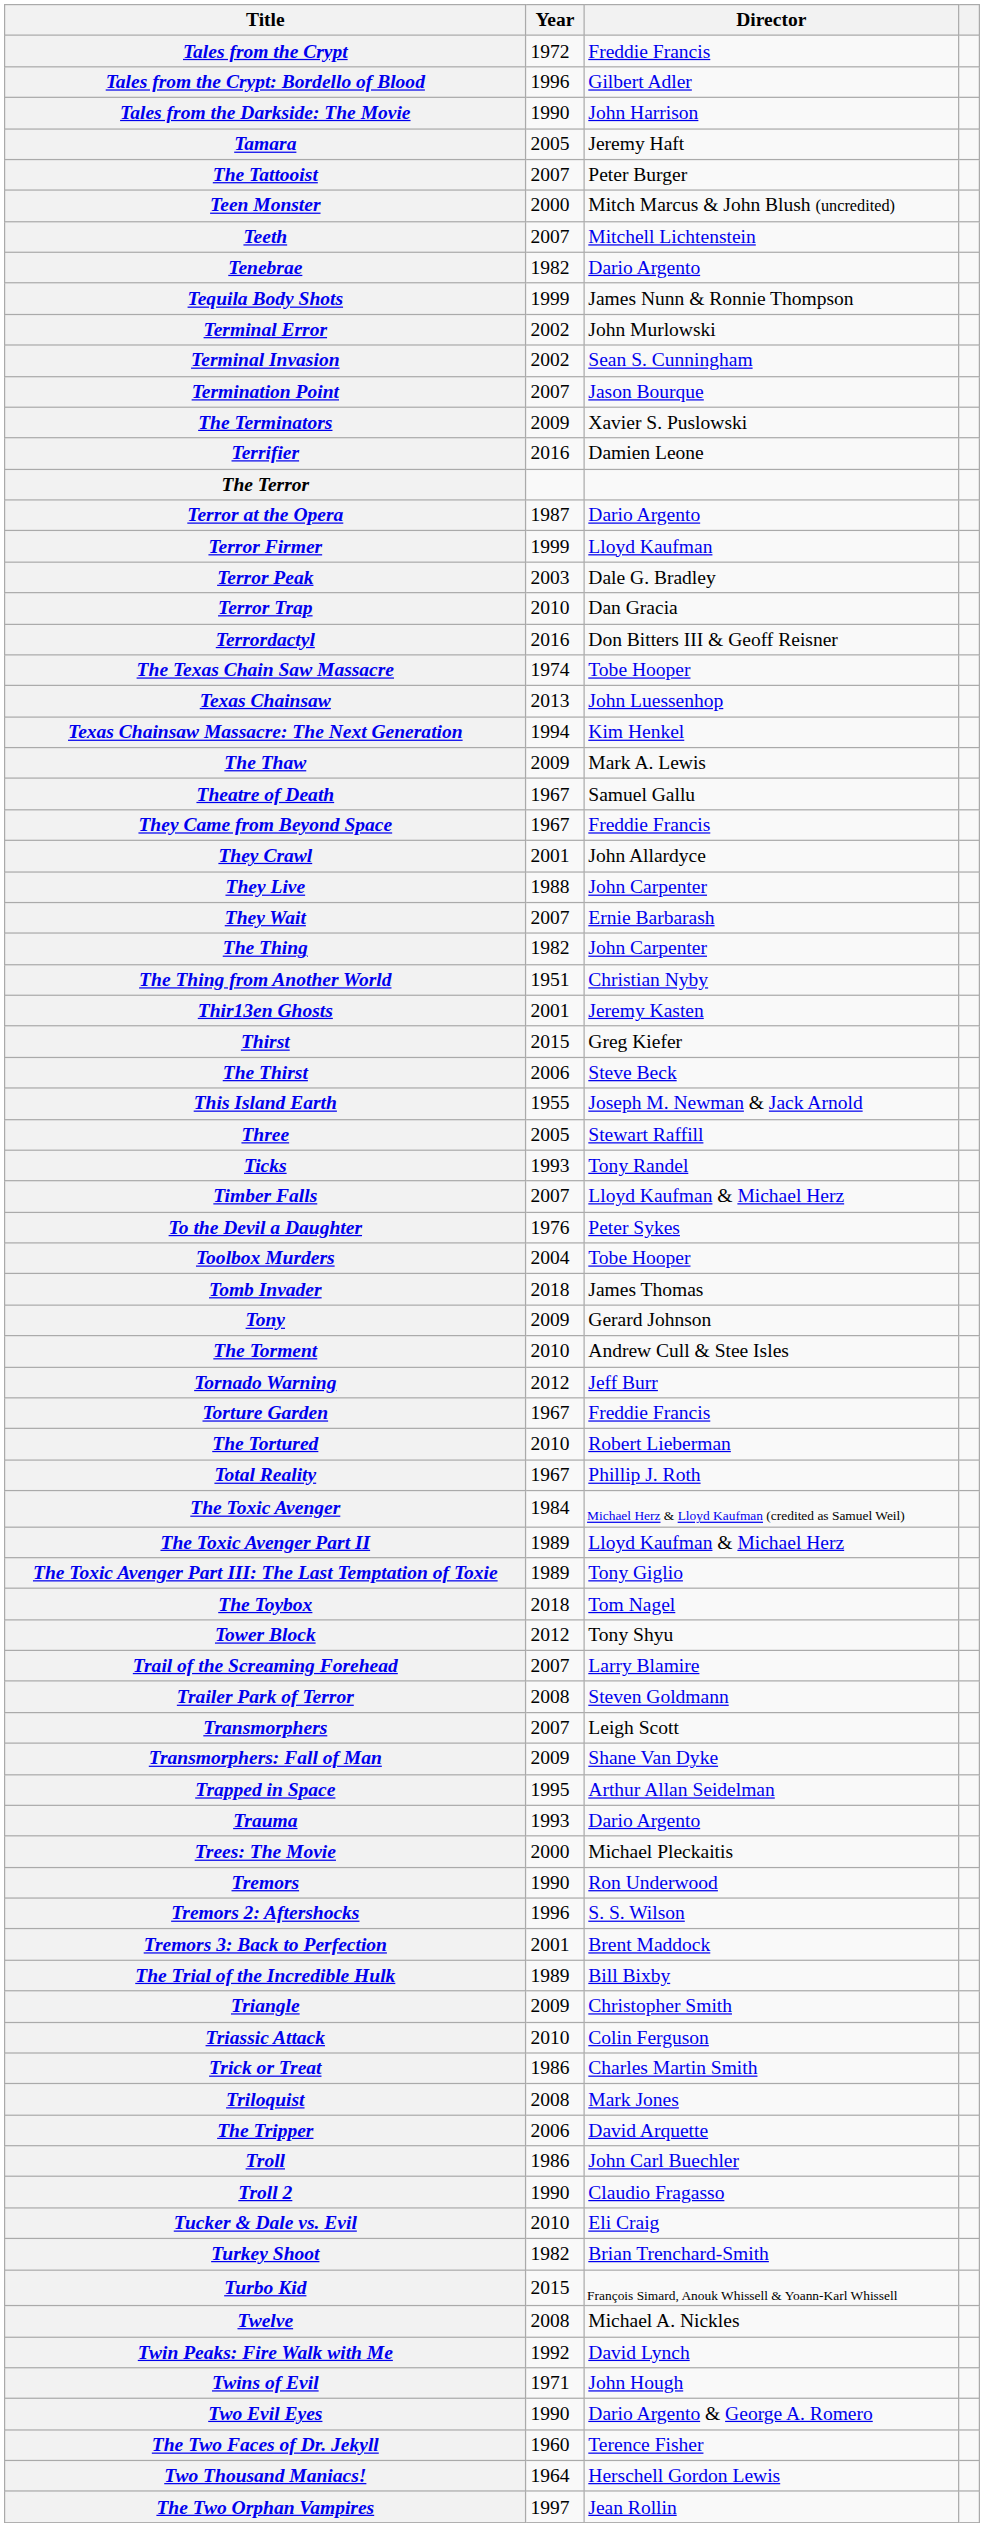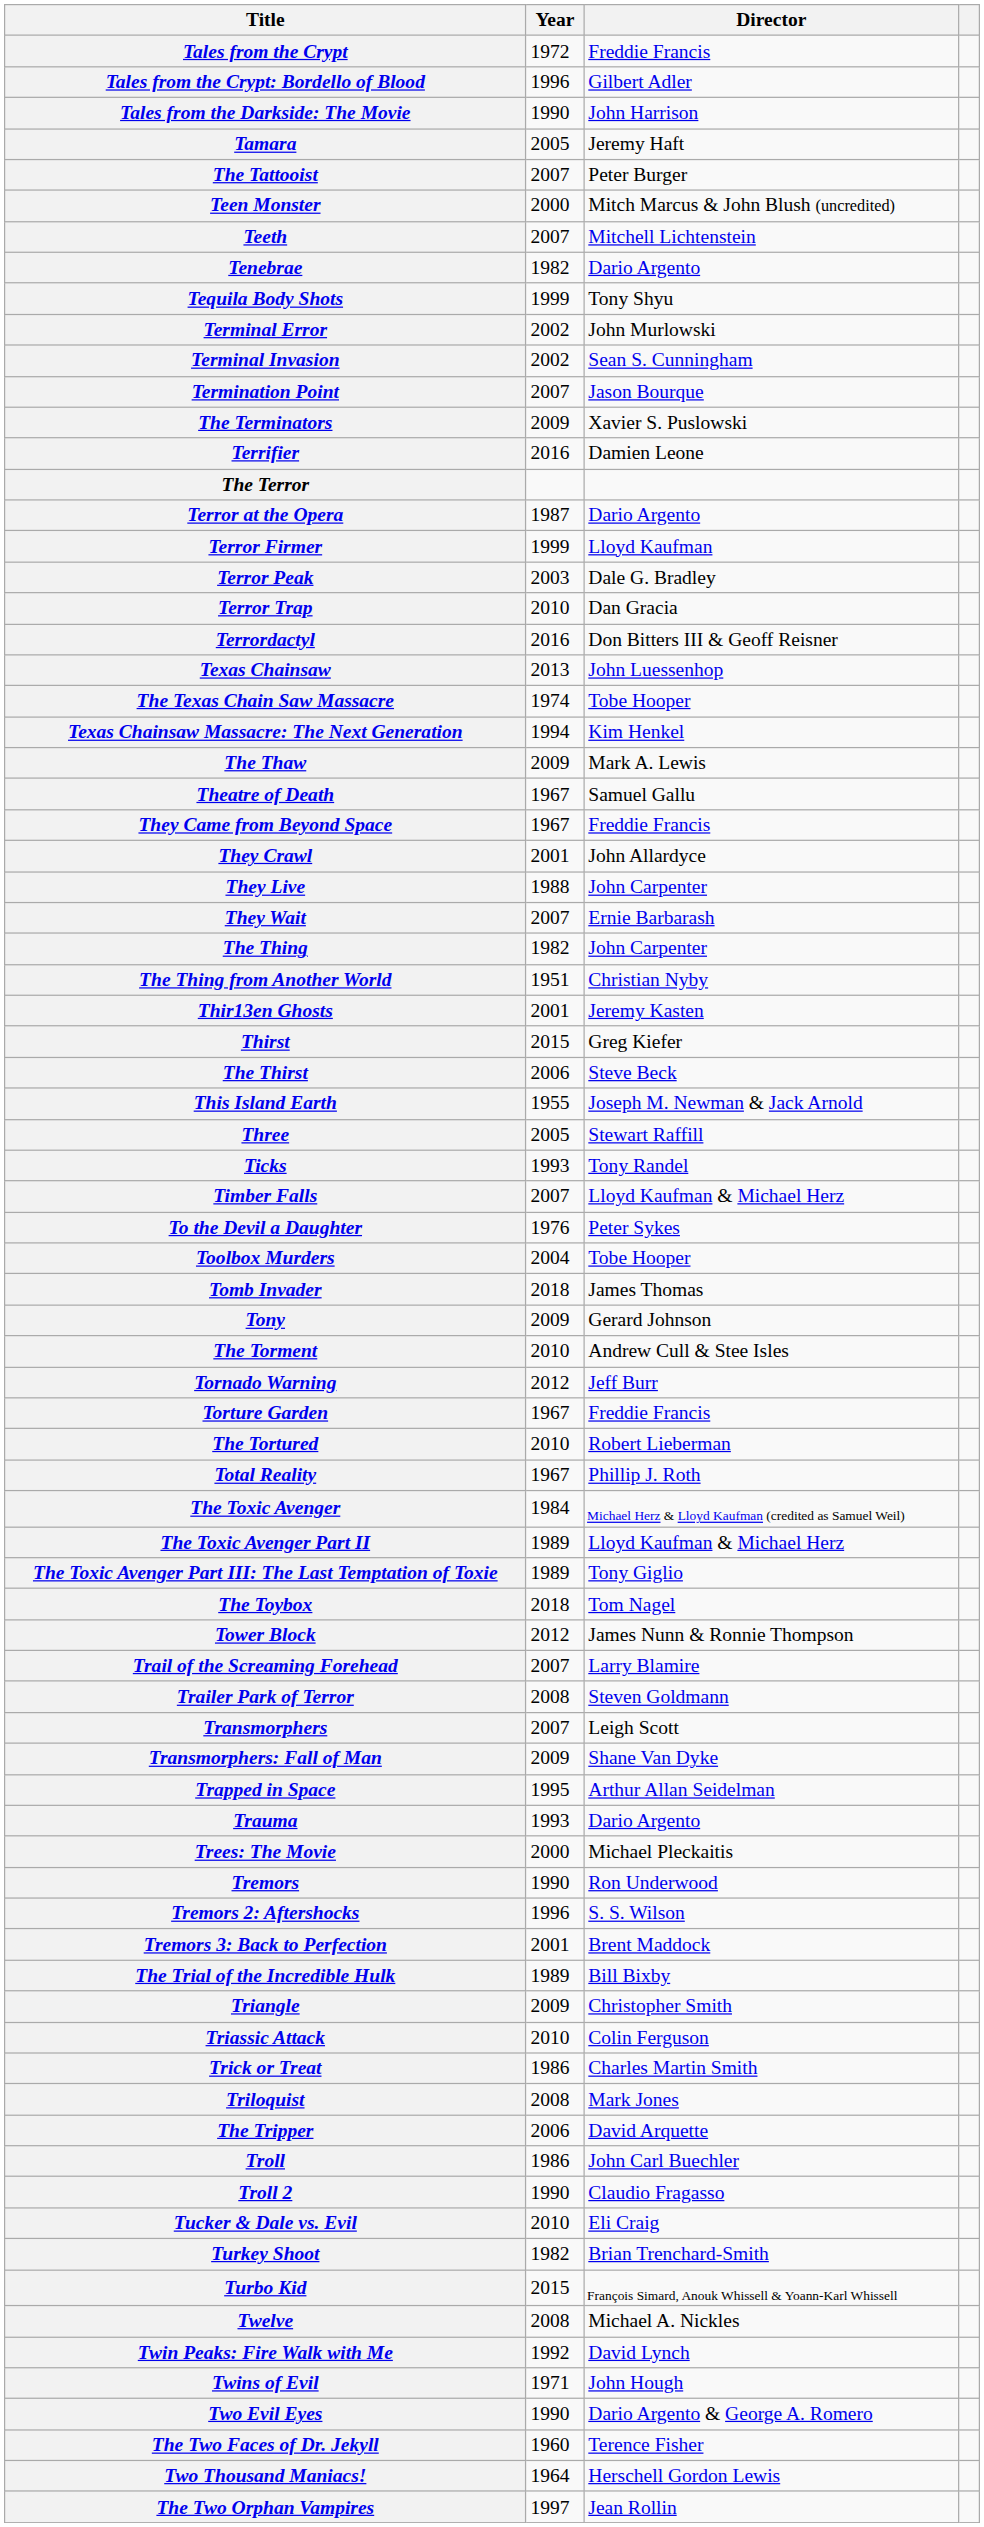(721, 298) James Nunn & Ronnie Thompson -> (631, 298) Tony Shyu
rows swapped: (265, 670) <-> (265, 701)
(631, 1634) Tony Shyu -> (721, 1634) James Nunn & Ronnie Thompson
